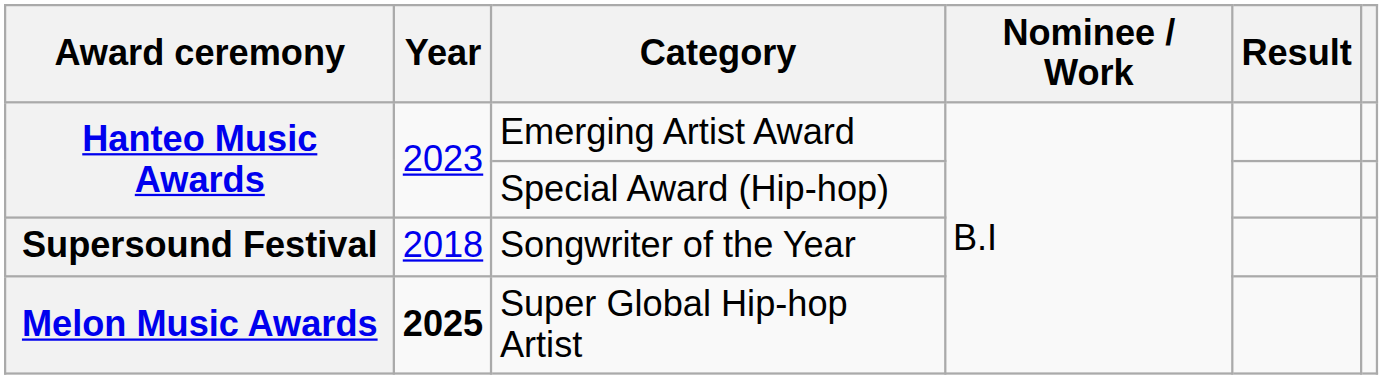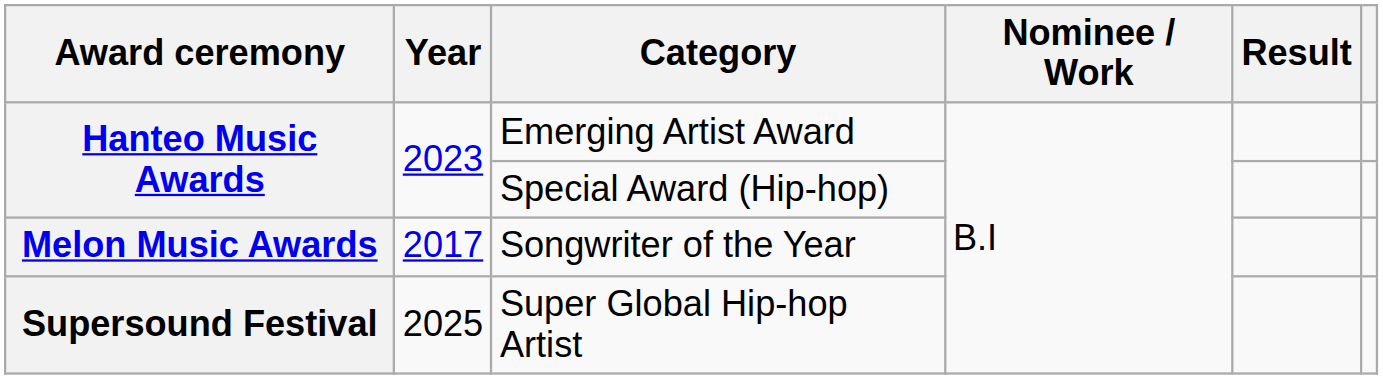(200, 245) Supersound Festival -> (200, 245) Melon Music Awards
(443, 245) 2018 -> (443, 245) 2017
(200, 323) Melon Music Awards -> (200, 323) Supersound Festival
(443, 323) bold -> (443, 323) normal
